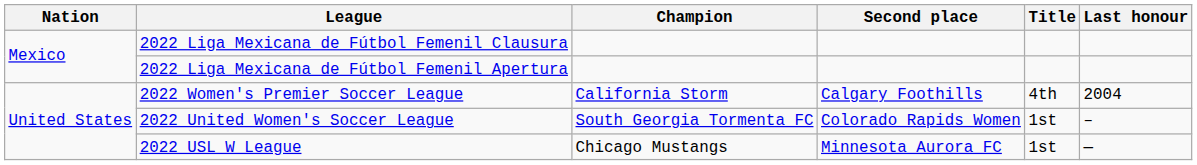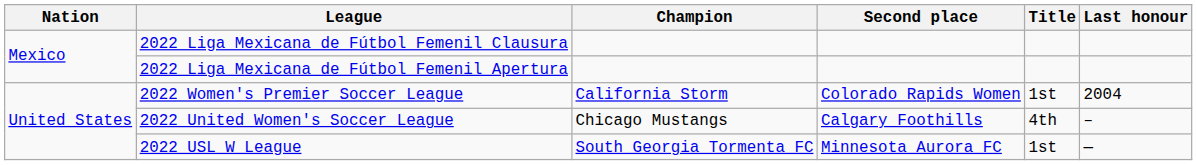(902, 95) Calgary Foothills -> (921, 95) Colorado Rapids Women
(1043, 95) 4th -> (1043, 95) 1st
(694, 121) South Georgia Tormenta FC -> (652, 121) Chicago Mustangs
(921, 121) Colorado Rapids Women -> (902, 121) Calgary Foothills
(1043, 121) 1st -> (1043, 121) 4th
(652, 147) Chicago Mustangs -> (694, 147) South Georgia Tormenta FC
